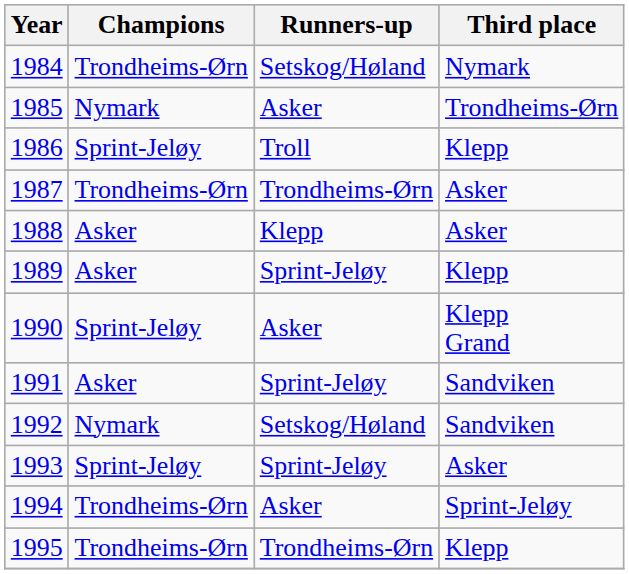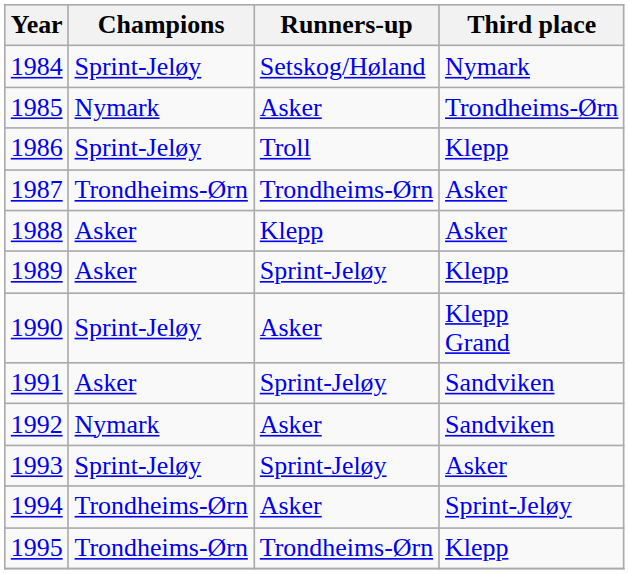(161, 66) Trondheims-Ørn -> (138, 66) Sprint-Jeløy
(343, 424) Setskog/Høland -> (291, 424) Asker
